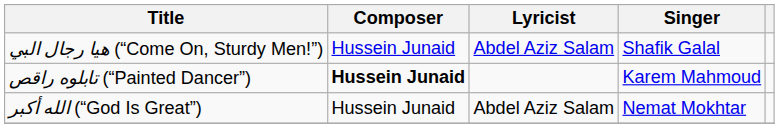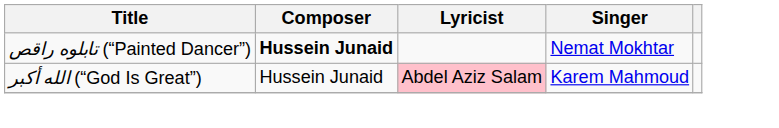- row: (166, 48)
(692, 77) Karem Mahmoud -> (612, 48) Nemat Mokhtar
(544, 107) no background -> (472, 77) pink background
(684, 107) Nemat Mokhtar -> (620, 77) Karem Mahmoud
